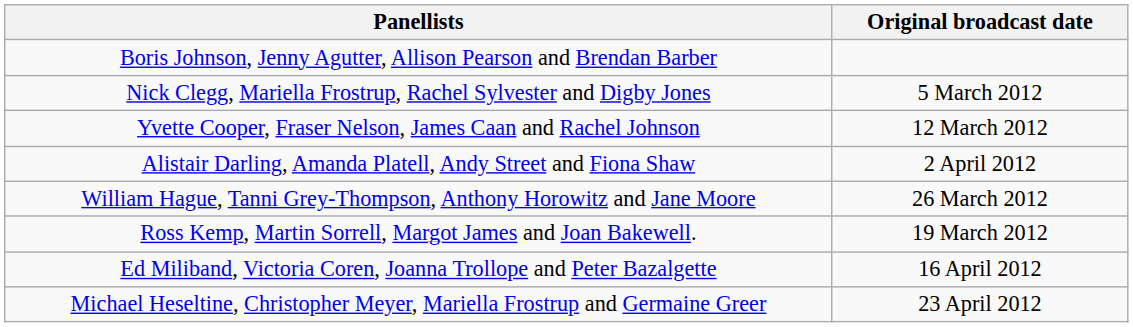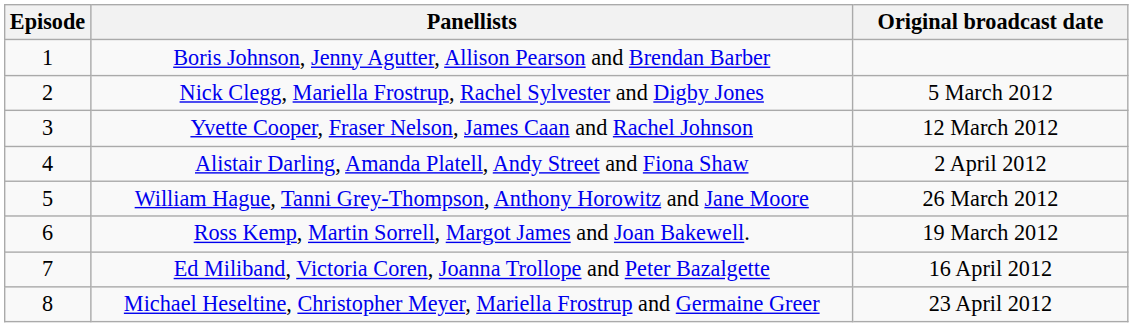+ column: (48, 22)
